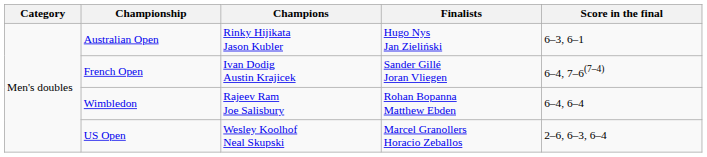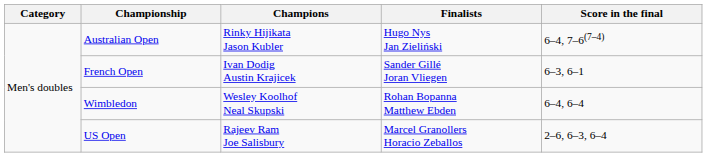(564, 39) 6–3, 6–1 -> (574, 39) 6–4, 7–6(7–4)
(574, 71) 6–4, 7–6(7–4) -> (564, 71) 6–3, 6–1
(254, 104) Rajeev Ram Joe Salisbury -> (260, 104) Wesley Koolhof Neal Skupski
(260, 136) Wesley Koolhof Neal Skupski -> (254, 136) Rajeev Ram Joe Salisbury
